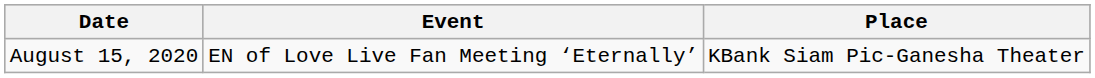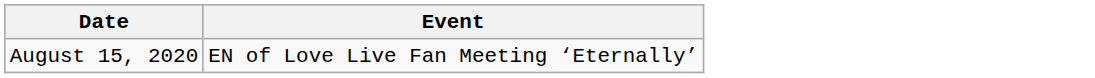- column: (896, 22)
